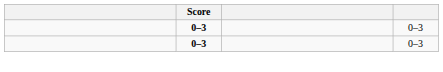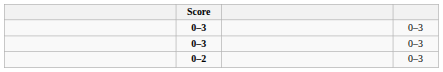+ row: (90, 59)
